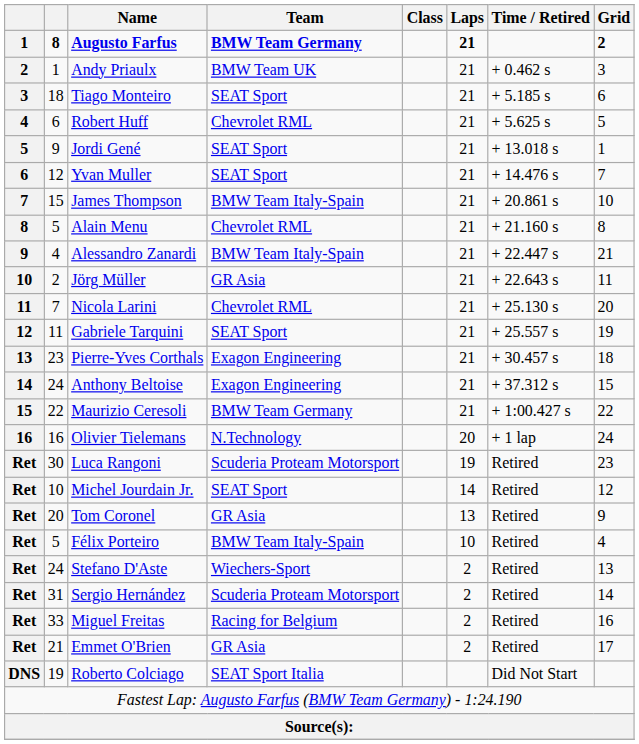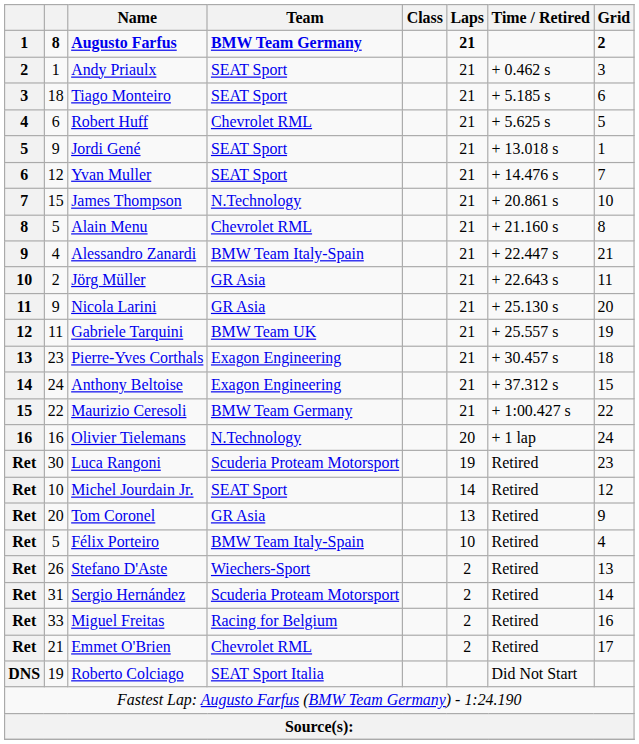(264, 69) BMW Team UK -> (249, 69) SEAT Sport
(287, 200) BMW Team Italy-Spain -> (256, 200) N.Technology
(56, 305) 7 -> (56, 305) 9
(262, 305) Chevrolet RML -> (238, 305) GR Asia
(249, 332) SEAT Sport -> (264, 332) BMW Team UK
(56, 568) 24 -> (56, 568) 26
(238, 647) GR Asia -> (262, 647) Chevrolet RML
